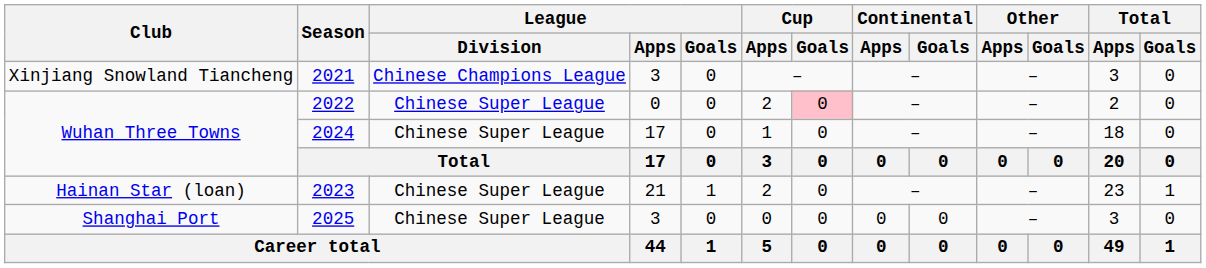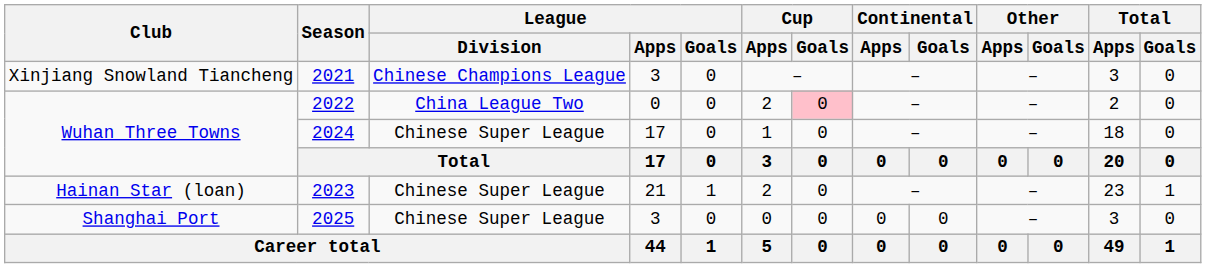(499, 105) Chinese Super League -> (500, 105) China League Two
